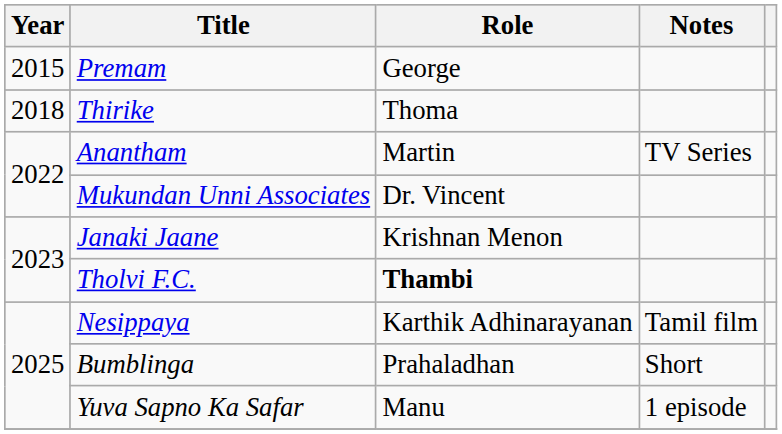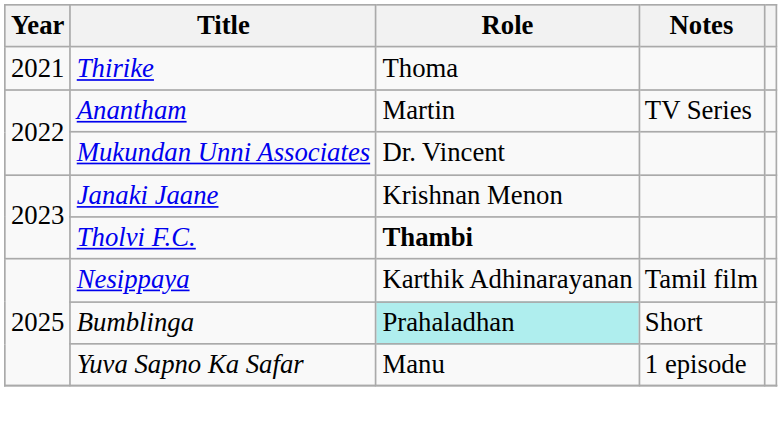- row: (122, 68)
(38, 110) 2018 -> (38, 68) 2021
(448, 364) no background -> (448, 322) paleturquoise background
